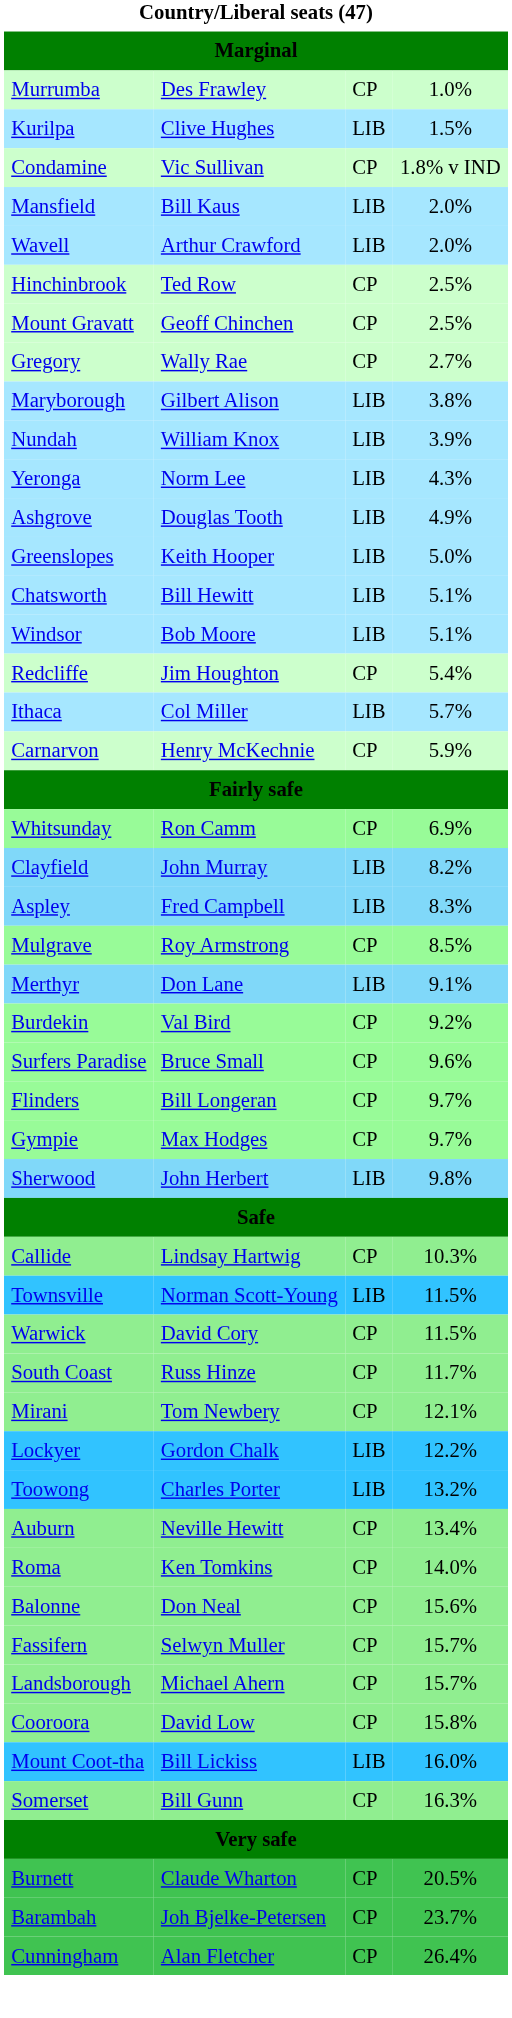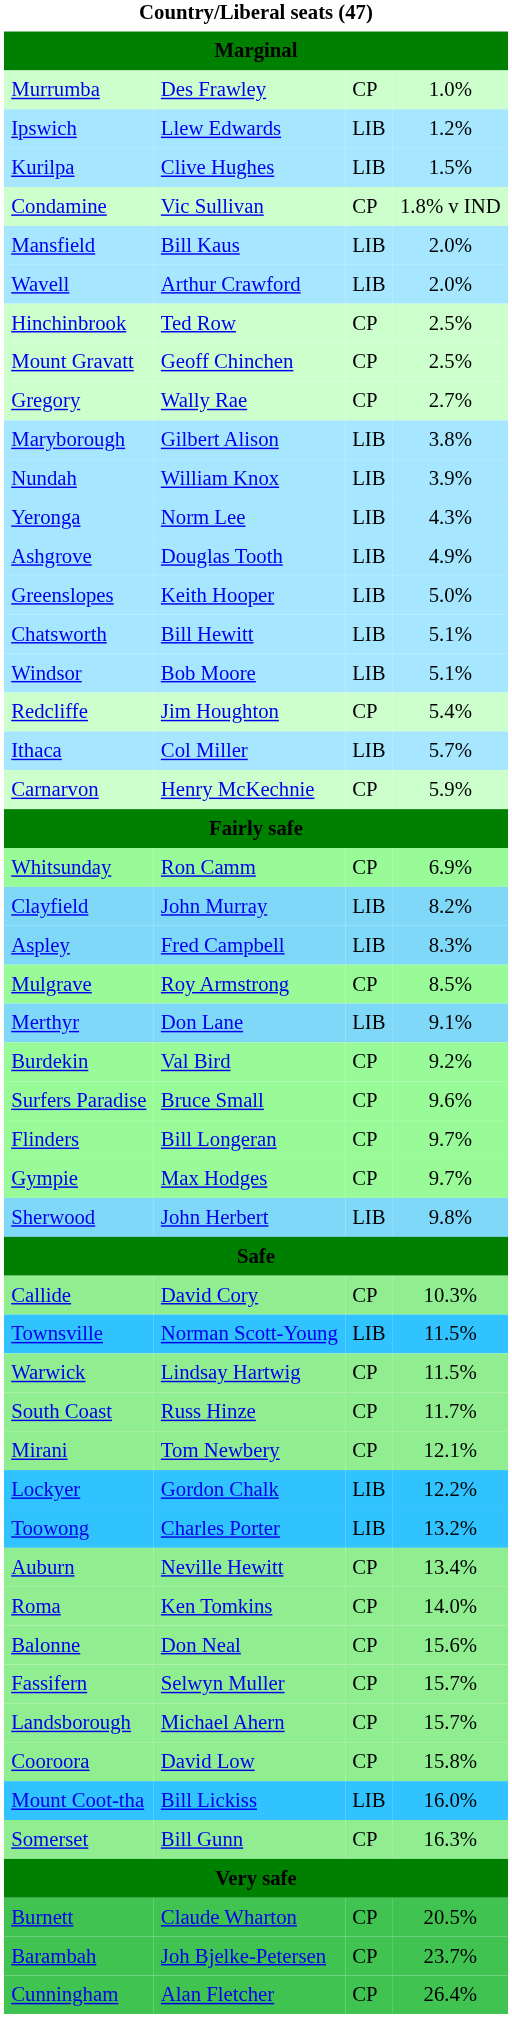+ row: (44, 128)
(231, 1255) Lindsay Hartwig -> (209, 1294) David Cory
(209, 1333) David Cory -> (231, 1372) Lindsay Hartwig
